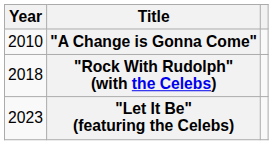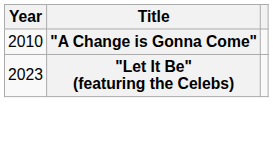- row: (154, 75)
